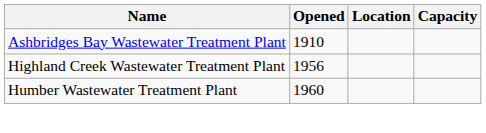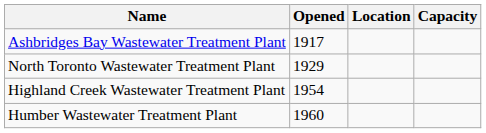(309, 41) 1910 -> (309, 41) 1917
+ row: (142, 66)
(309, 66) 1956 -> (309, 90) 1954
